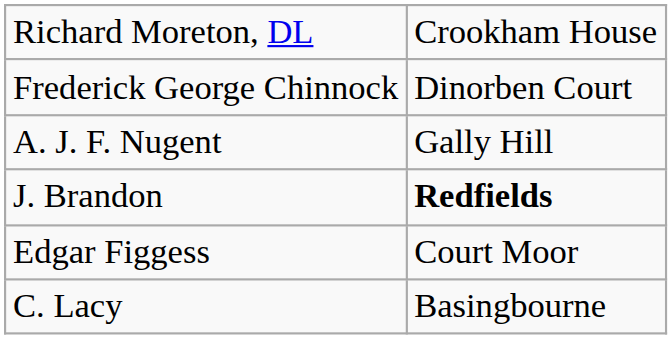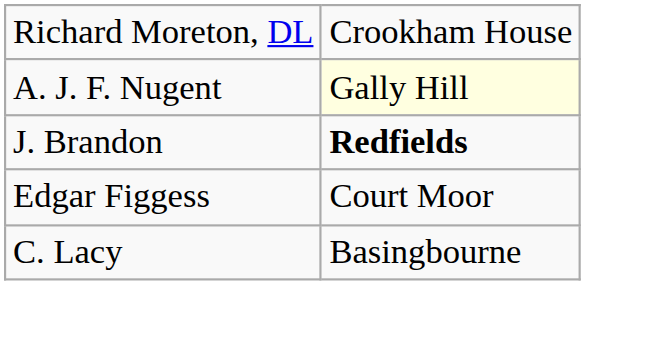- row: (206, 86)
(484, 141) no background -> (399, 86) lightyellow background
